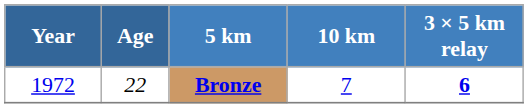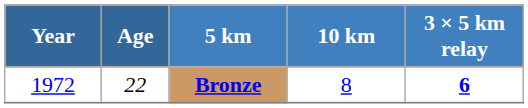(346, 84) 7 -> (346, 84) 8
